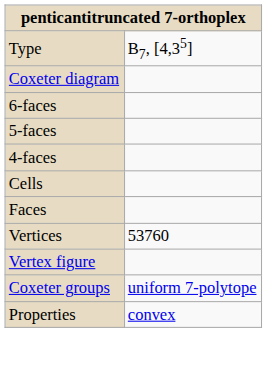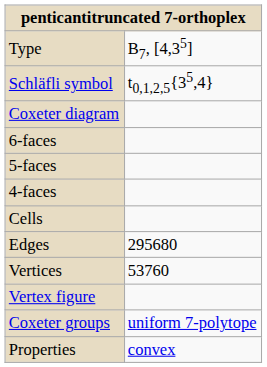+ row: (61, 83)
- row: (28, 209)
+ row: (29, 244)
